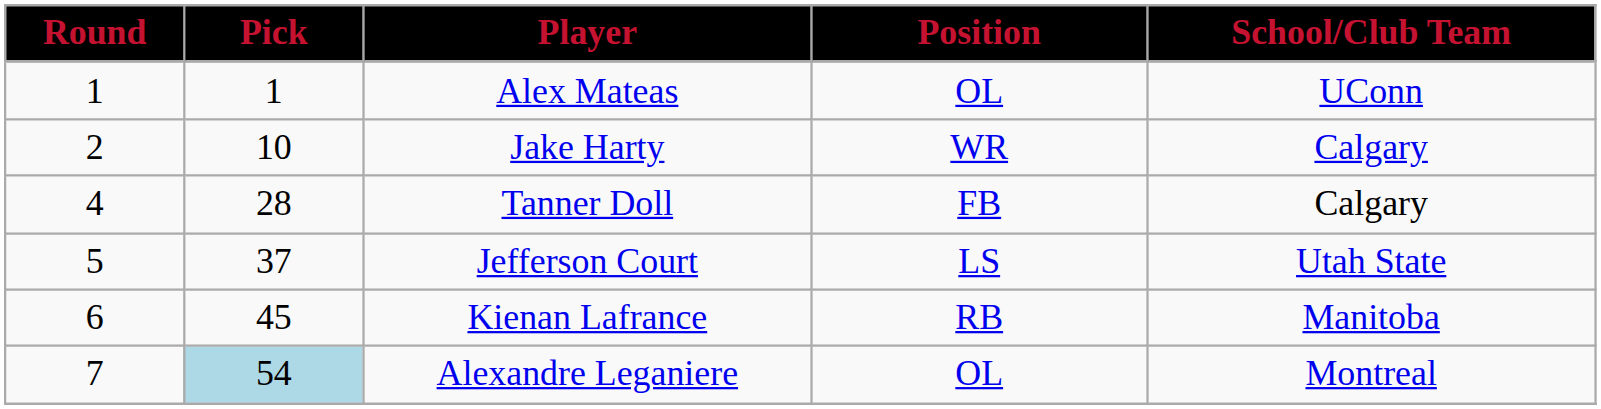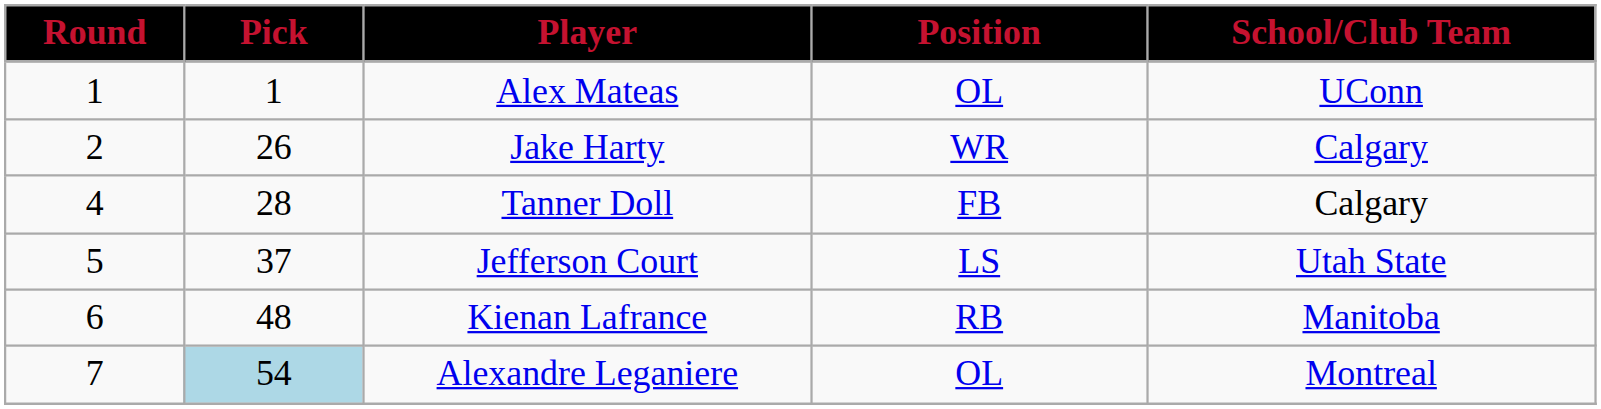(274, 146) 10 -> (274, 146) 26
(274, 317) 45 -> (274, 317) 48
